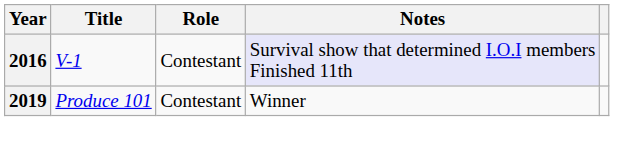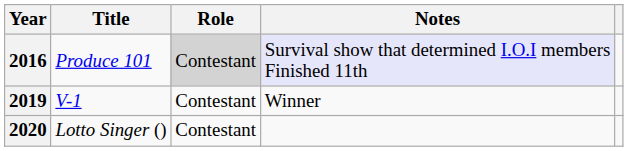(69, 60) V-1 -> (104, 60) Produce 101
(201, 60) no background -> (216, 60) lightgrey background
(104, 100) Produce 101 -> (69, 100) V-1
+ row: (28, 130)
